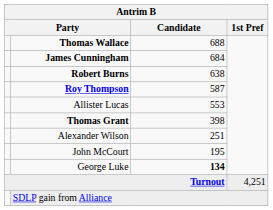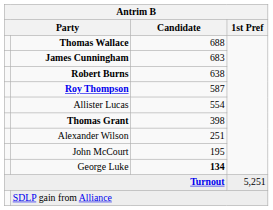(217, 58) 684 -> (217, 58) 683
(217, 105) 553 -> (217, 105) 554
(255, 182) 4,251 -> (255, 182) 5,251
